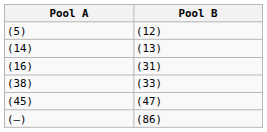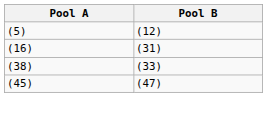- row: (20, 48)
- row: (17, 119)
